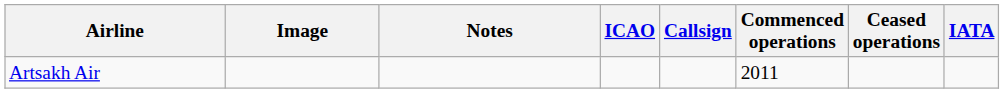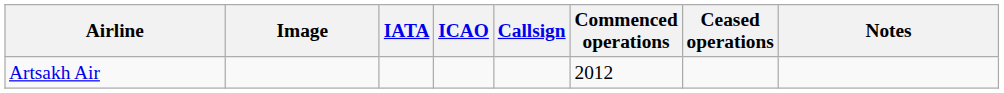columns swapped: (972, 30) <-> (490, 30)
(760, 72) 2011 -> (594, 72) 2012
